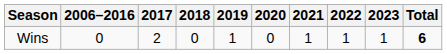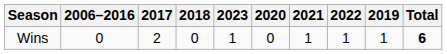columns swapped: (233, 15) <-> (384, 15)
